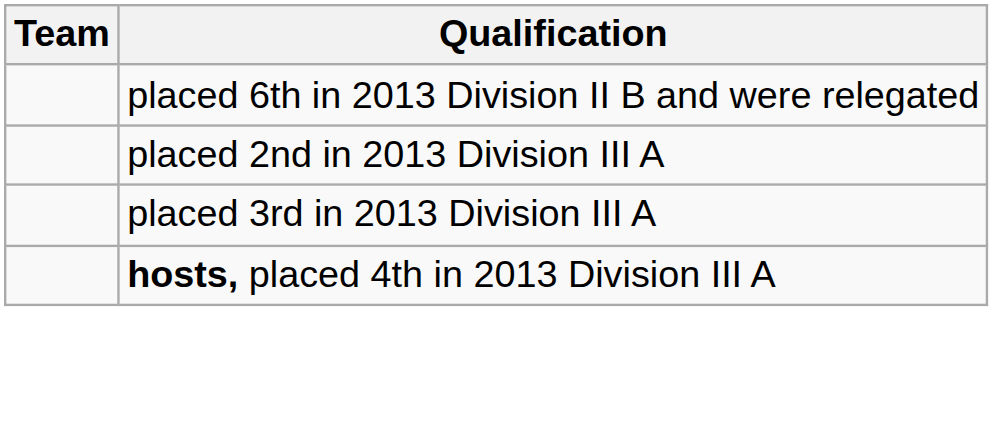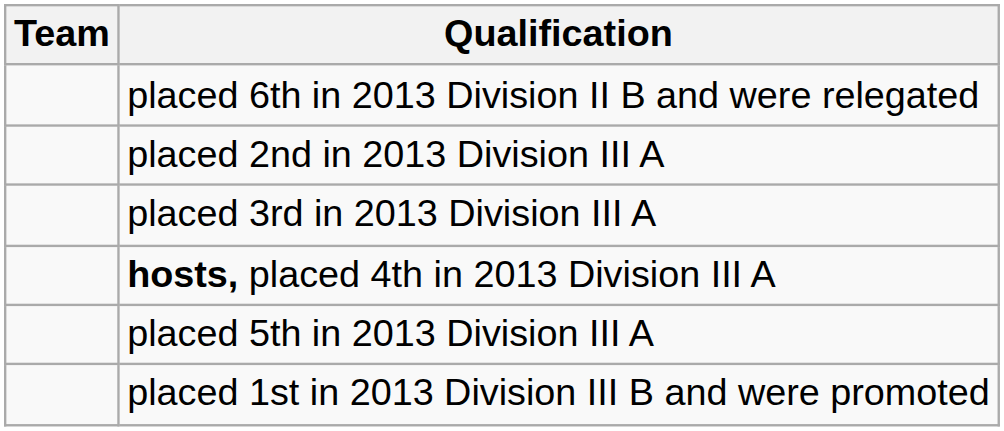+ row: (391, 333)
+ row: (558, 393)
